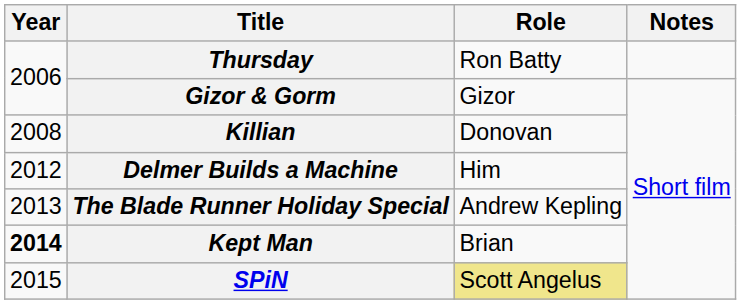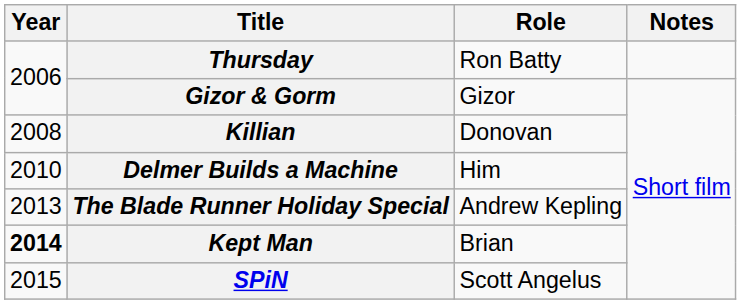(36, 170) 2012 -> (36, 170) 2010
(530, 280) khaki background -> (530, 280) no background
